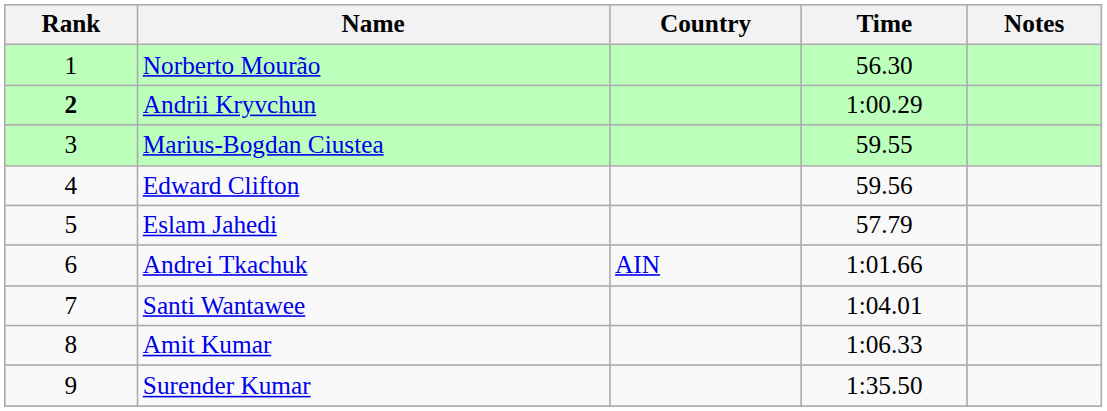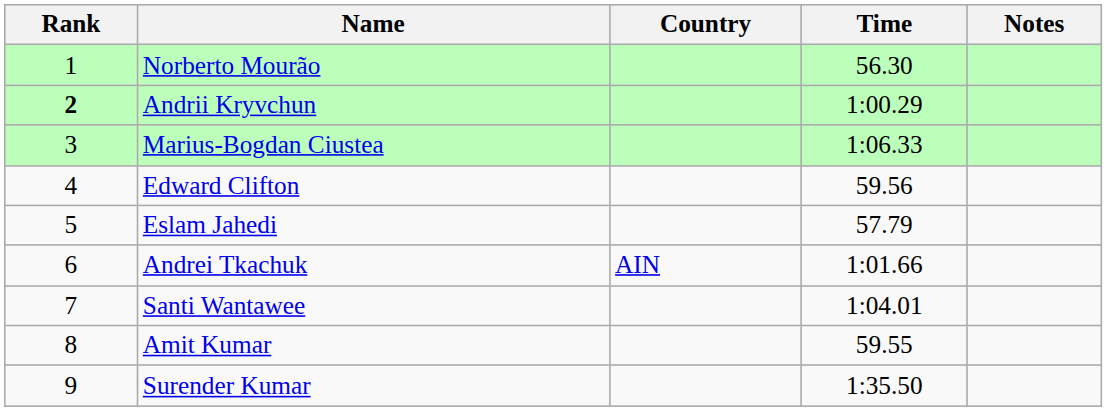(884, 144) 59.55 -> (884, 144) 1:06.33
(884, 345) 1:06.33 -> (884, 345) 59.55
